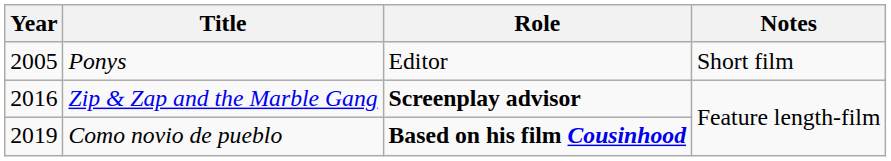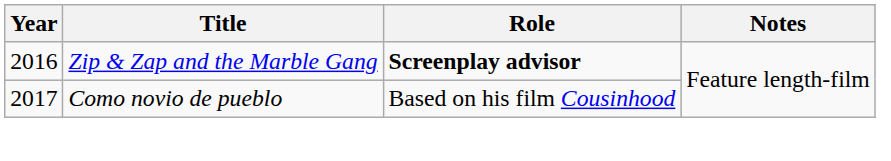- row: (97, 60)
(34, 135) 2019 -> (34, 98) 2017
(537, 135) bold -> (532, 98) normal
